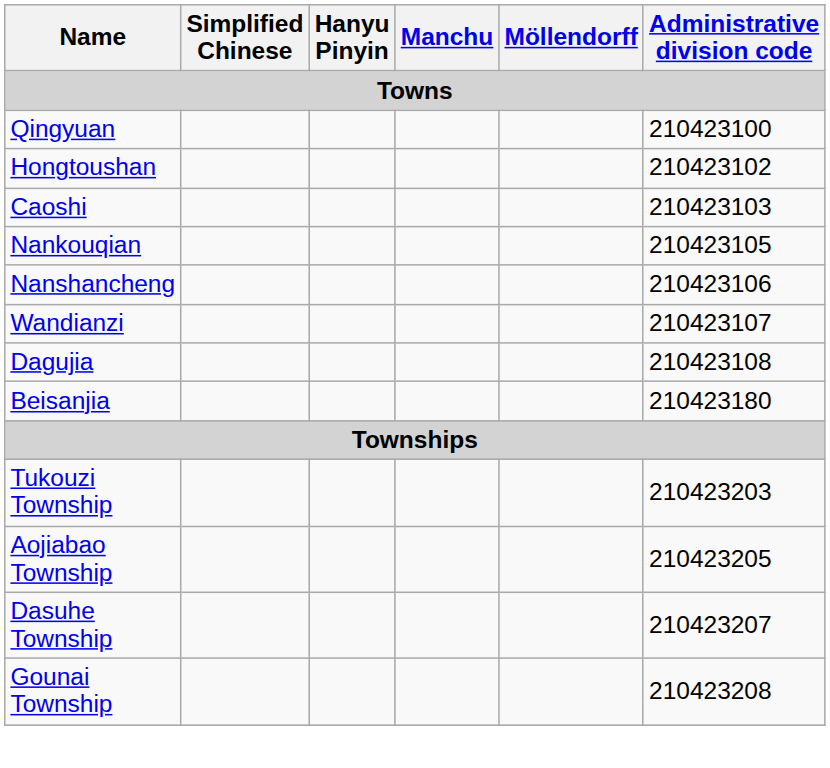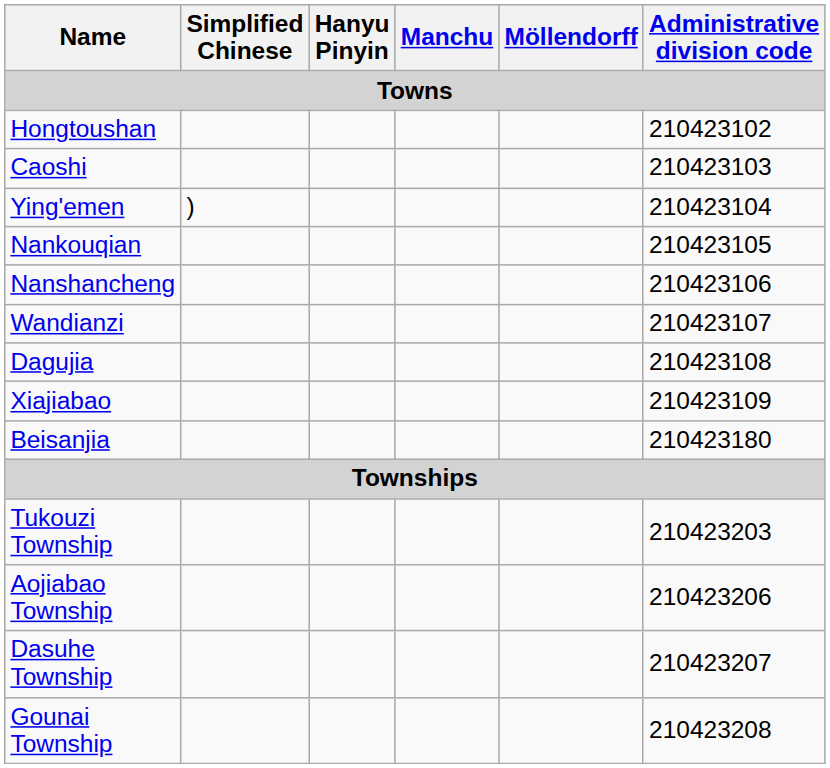- row: (63, 129)
+ row: (67, 206)
+ row: (61, 400)
(710, 558) 210423205 -> (710, 597) 210423206
